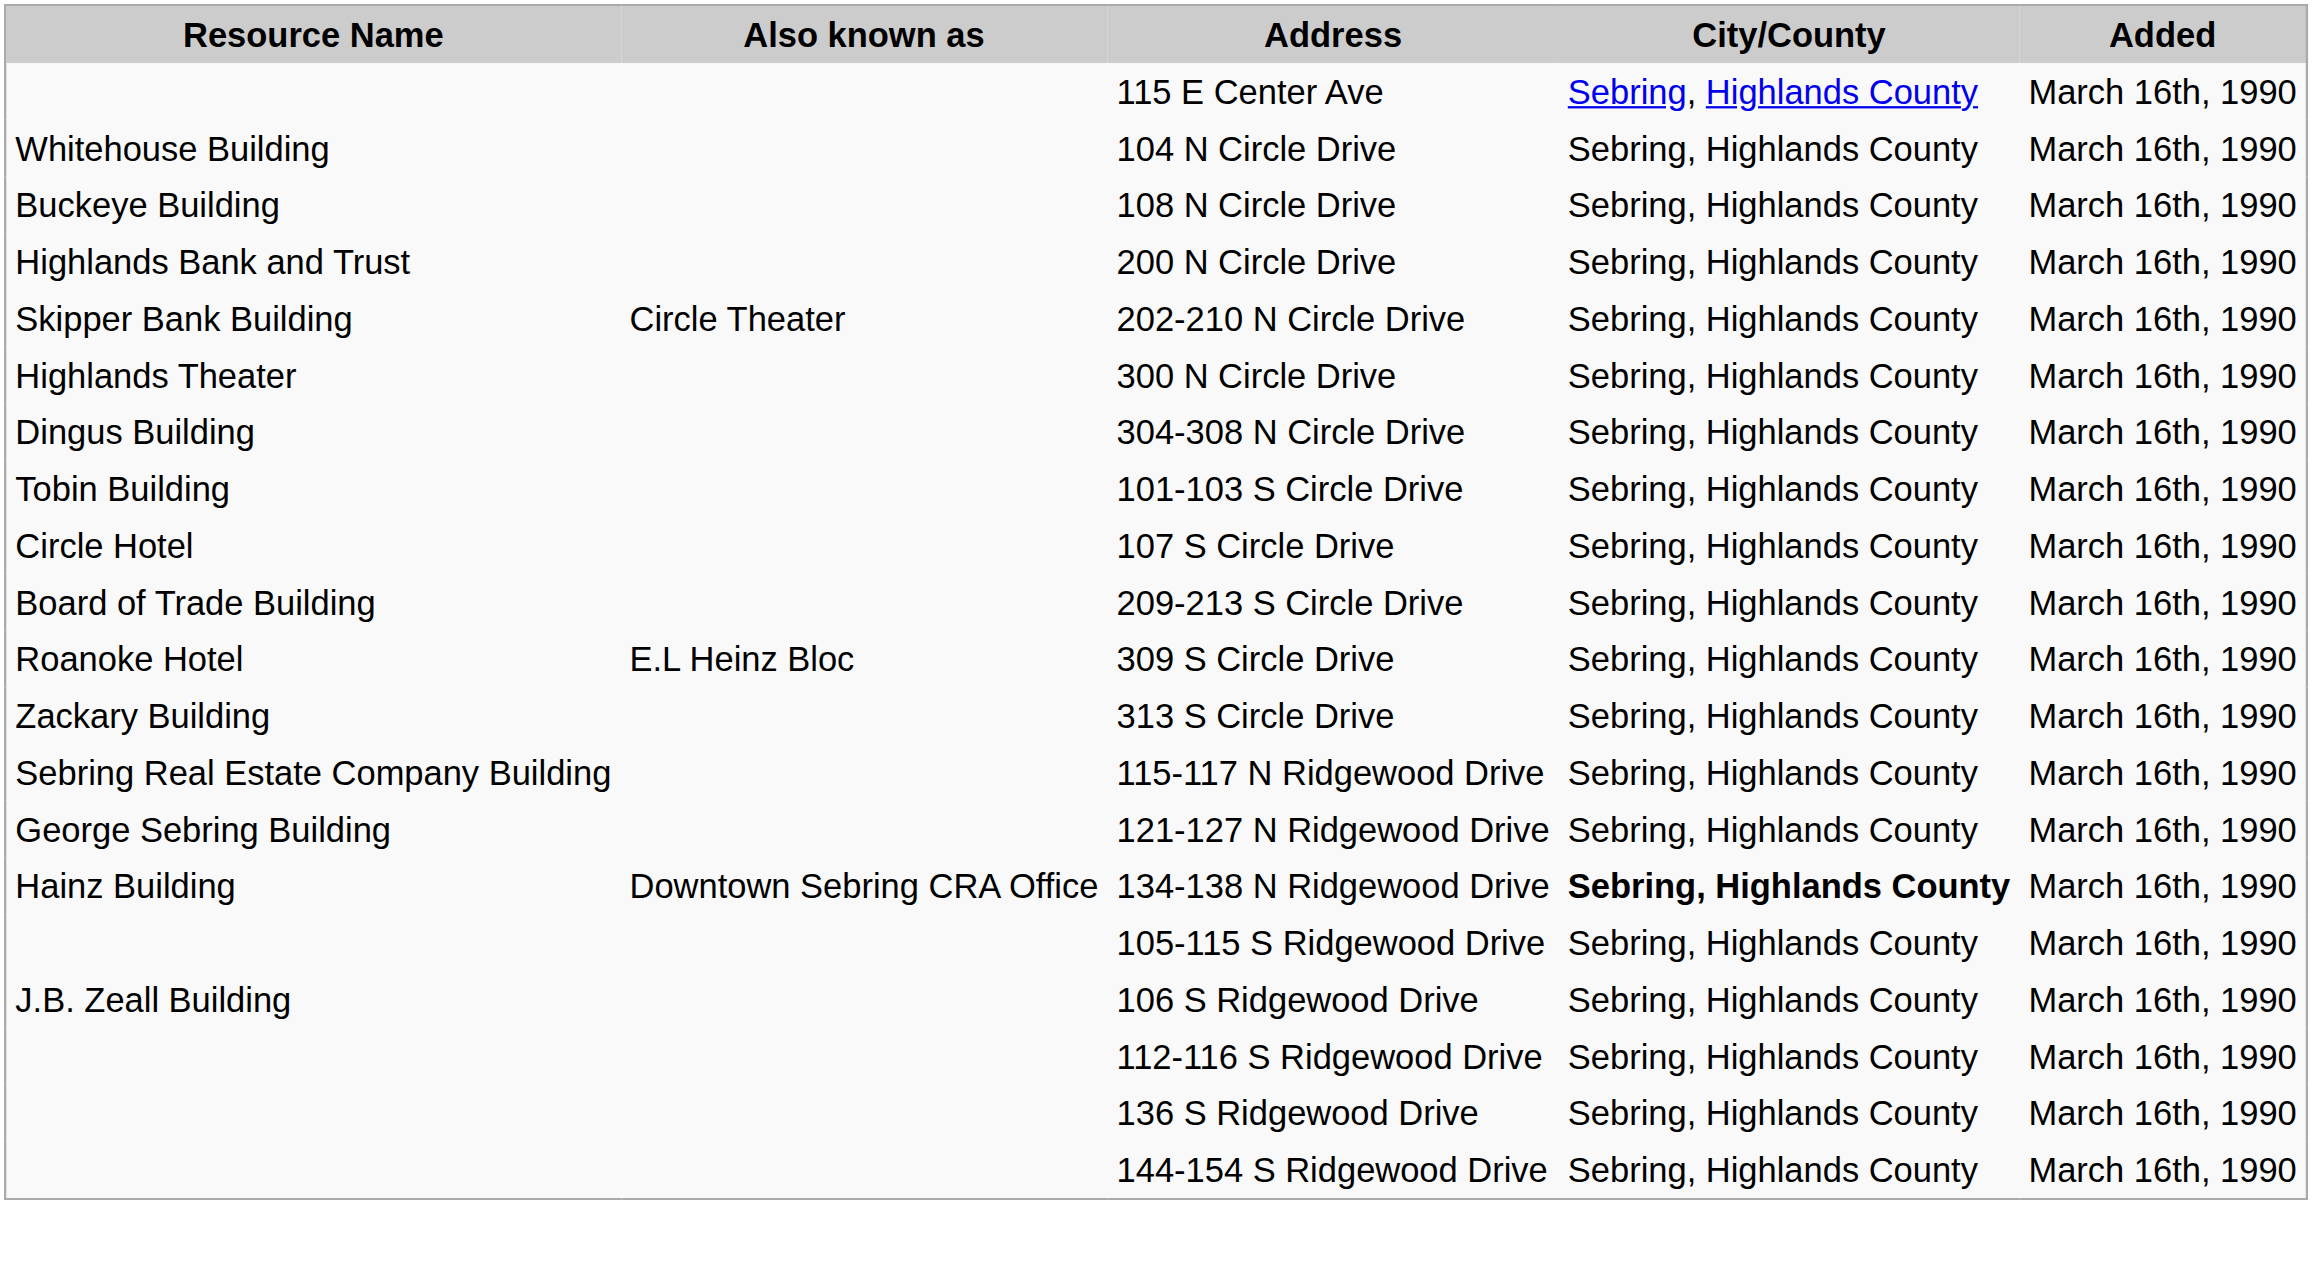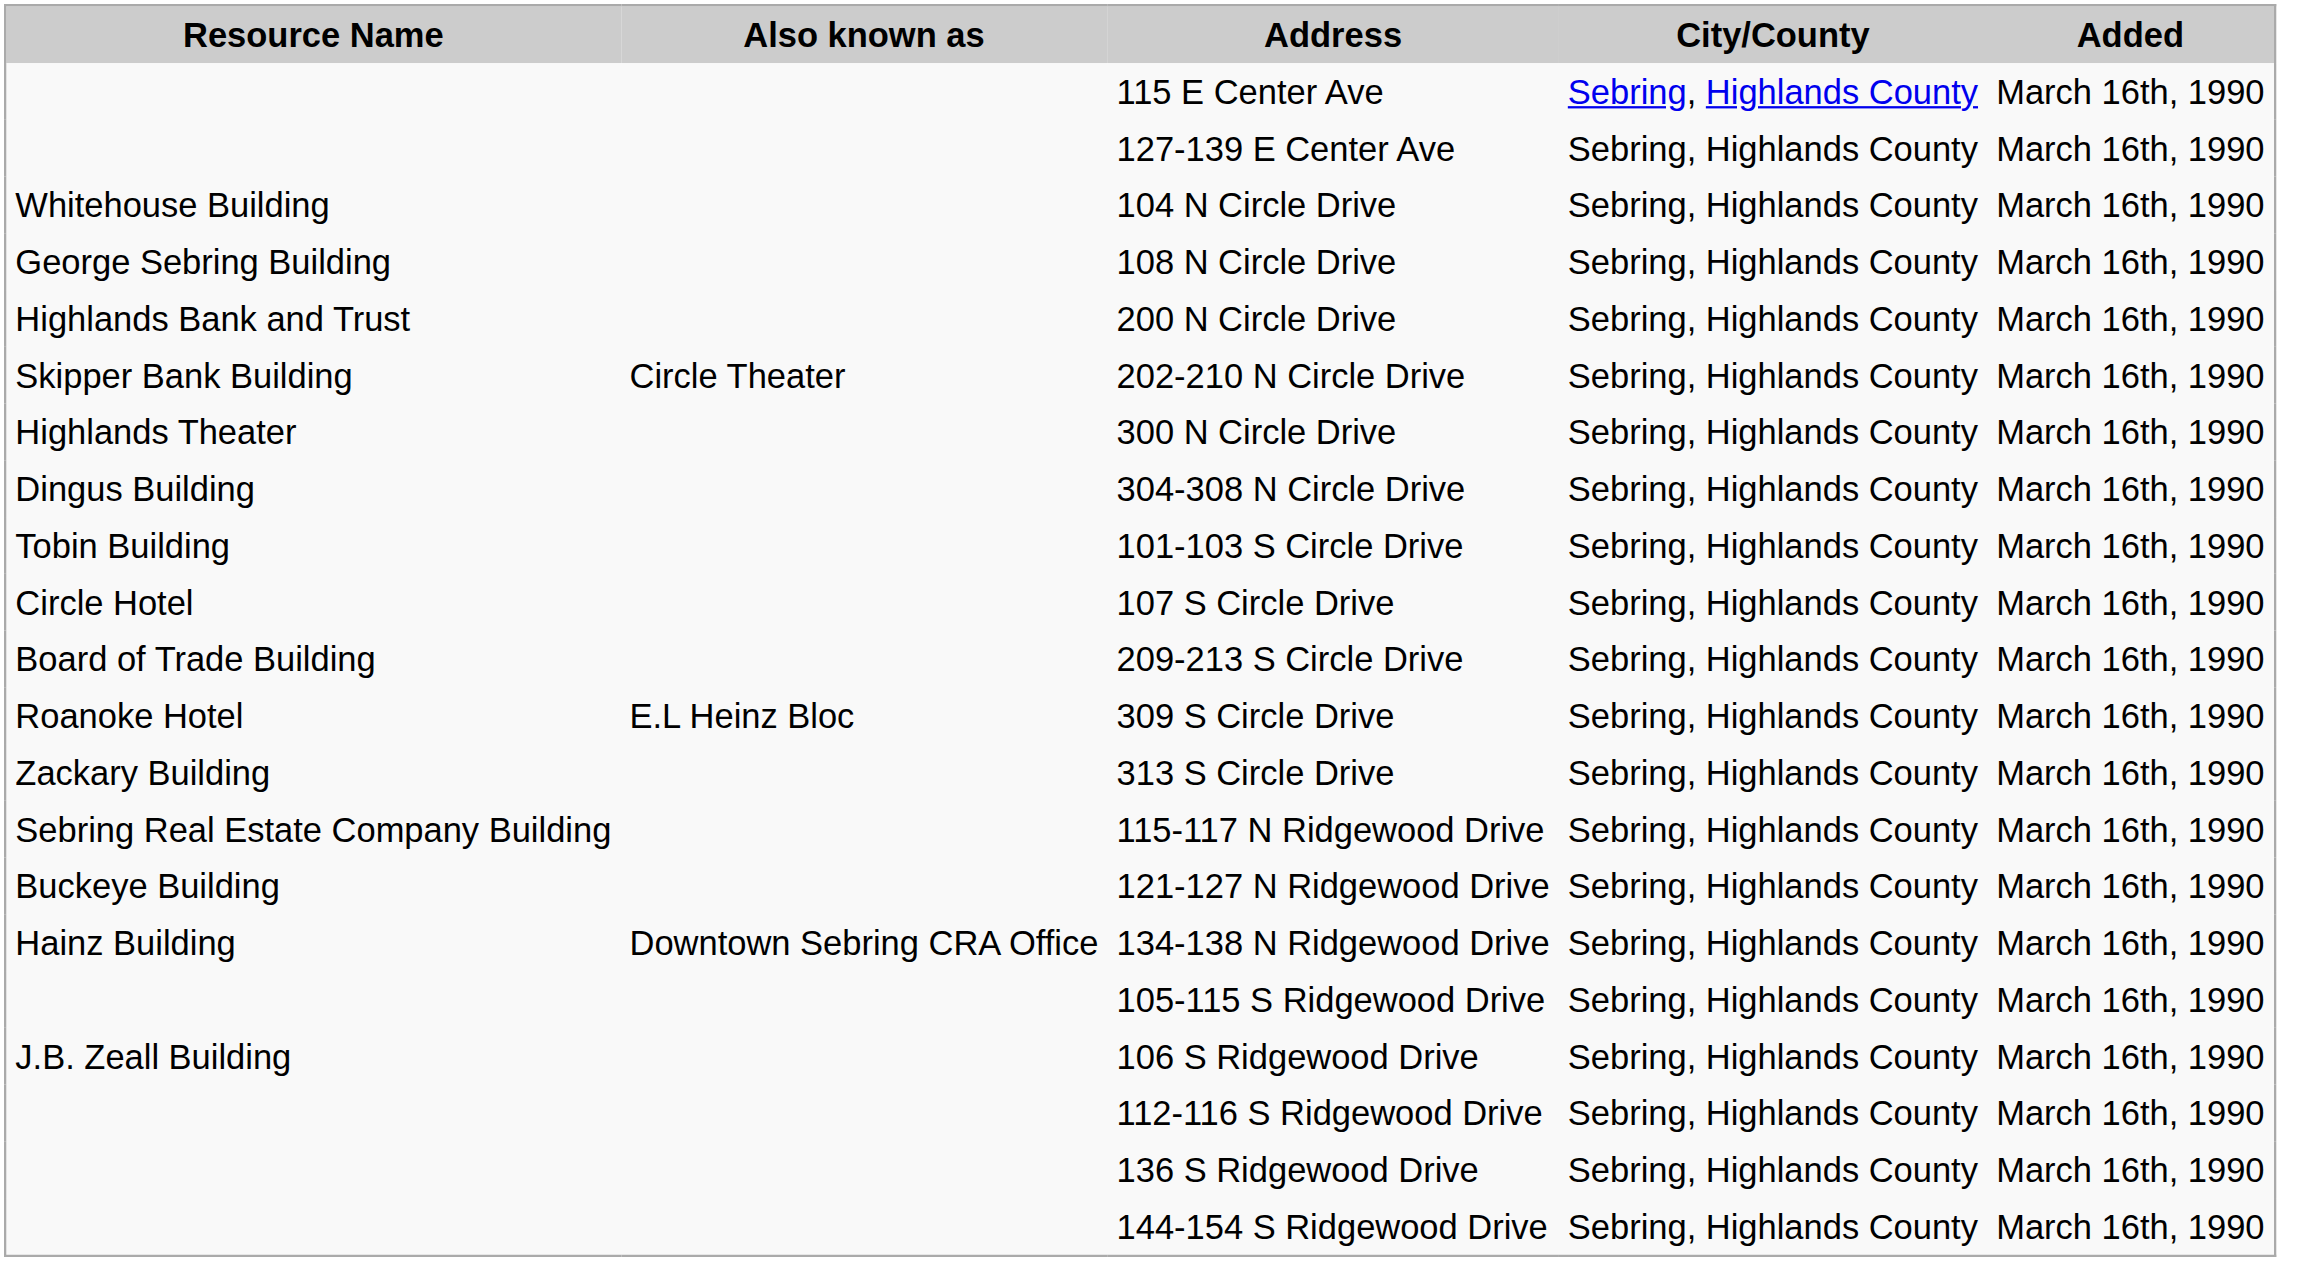+ row: (1286, 148)
(148, 205) Buckeye Building -> (203, 262) George Sebring Building
(203, 829) George Sebring Building -> (148, 886) Buckeye Building
(1789, 886) bold -> (1773, 943) normal
